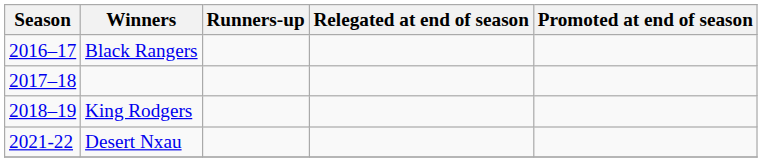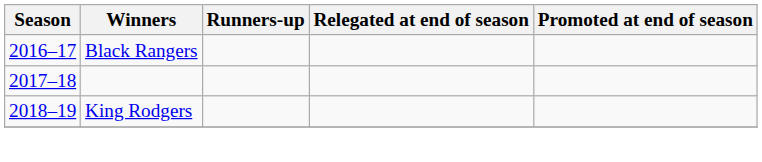- row: (41, 141)
